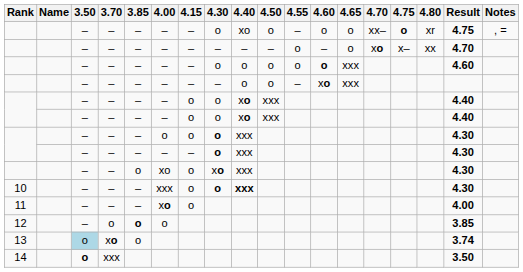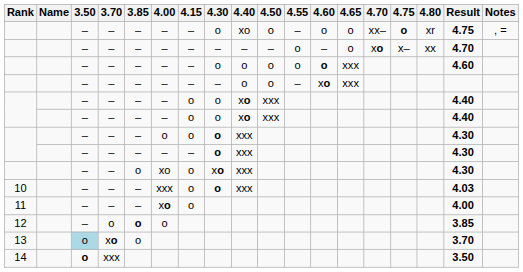(244, 188) bold -> (244, 188) normal
(463, 188) 4.30 -> (463, 188) 4.03
(463, 240) 3.74 -> (463, 240) 3.70
